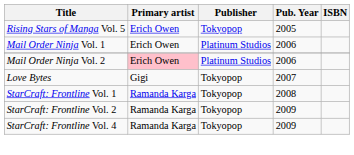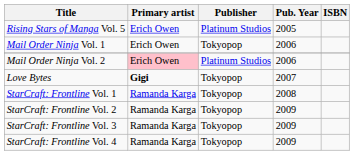(221, 28) Tokyopop -> (236, 28) Platinum Studios
(236, 45) Platinum Studios -> (221, 45) Tokyopop
(139, 77) normal -> (139, 77) bold
+ row: (61, 126)
